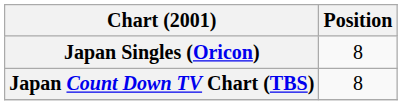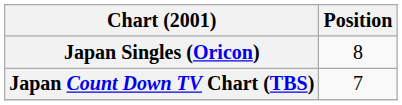(358, 83) 8 -> (358, 83) 7
